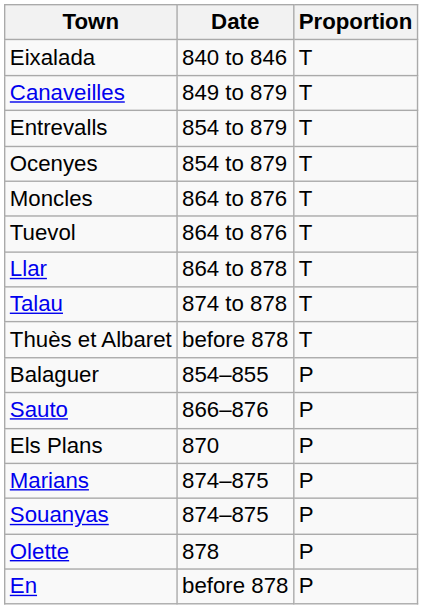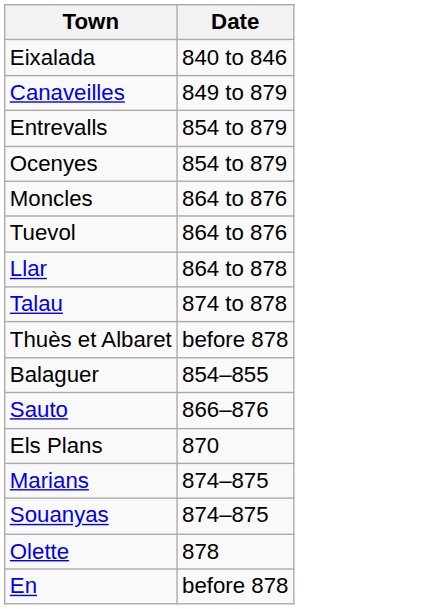- column: (355, 22)
